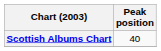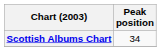(135, 38) 40 -> (135, 38) 34
